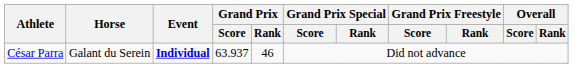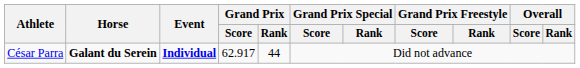(110, 53) normal -> (113, 53) bold
(232, 53) 63.937 -> (238, 53) 62.917
(268, 53) 46 -> (274, 53) 44
